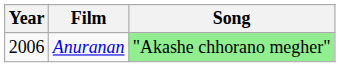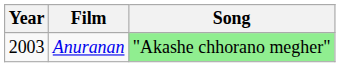(27, 47) 2006 -> (27, 47) 2003
